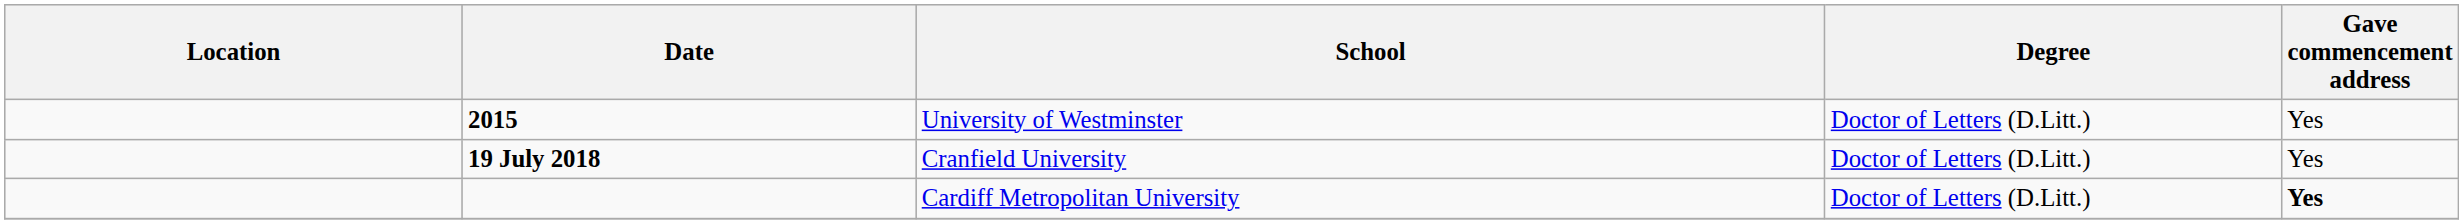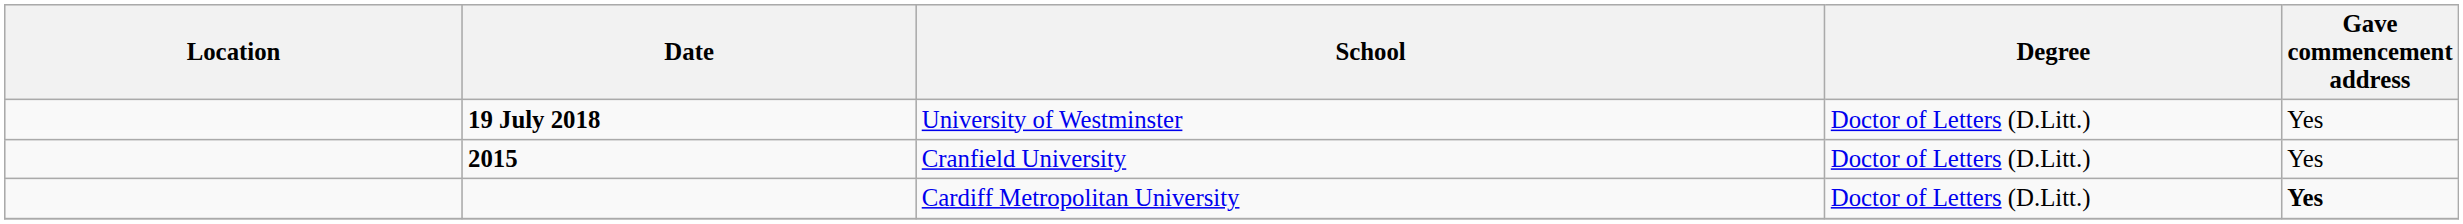(493, 119) 2015 -> (534, 119) 19 July 2018
(534, 158) 19 July 2018 -> (493, 158) 2015
